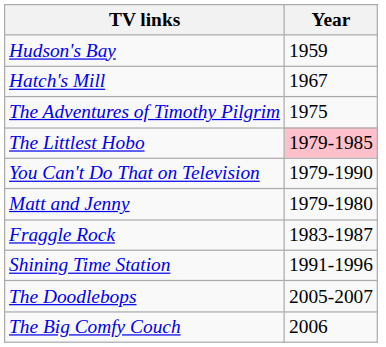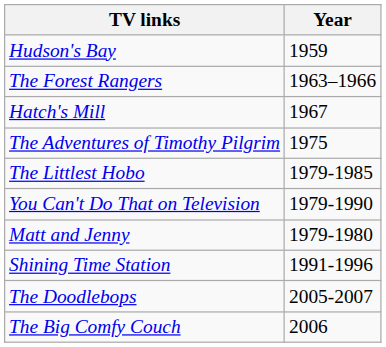+ row: (86, 81)
(331, 142) pink background -> (331, 173) no background
- row: (62, 234)
